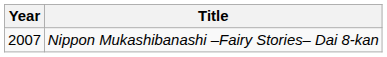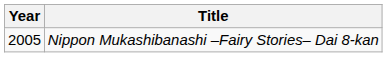(24, 39) 2007 -> (24, 39) 2005
